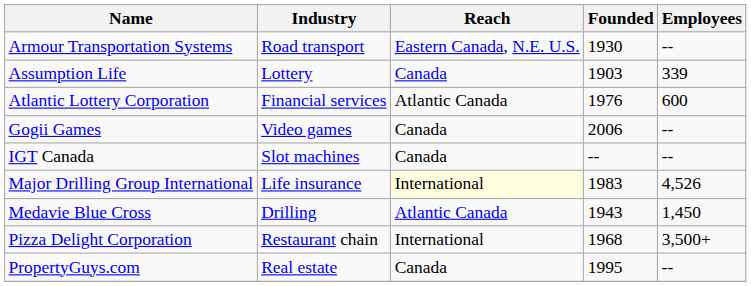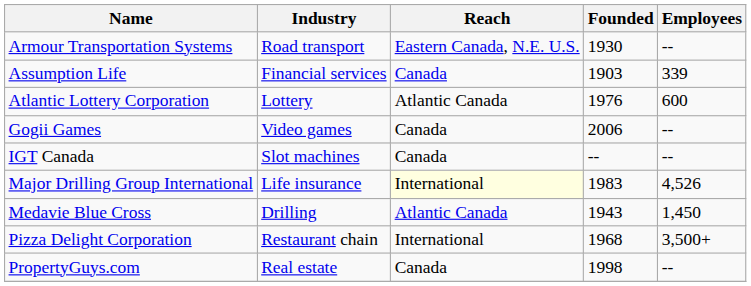(287, 73) Lottery -> (324, 73) Financial services
(324, 101) Financial services -> (287, 101) Lottery
(605, 267) 1995 -> (605, 267) 1998
